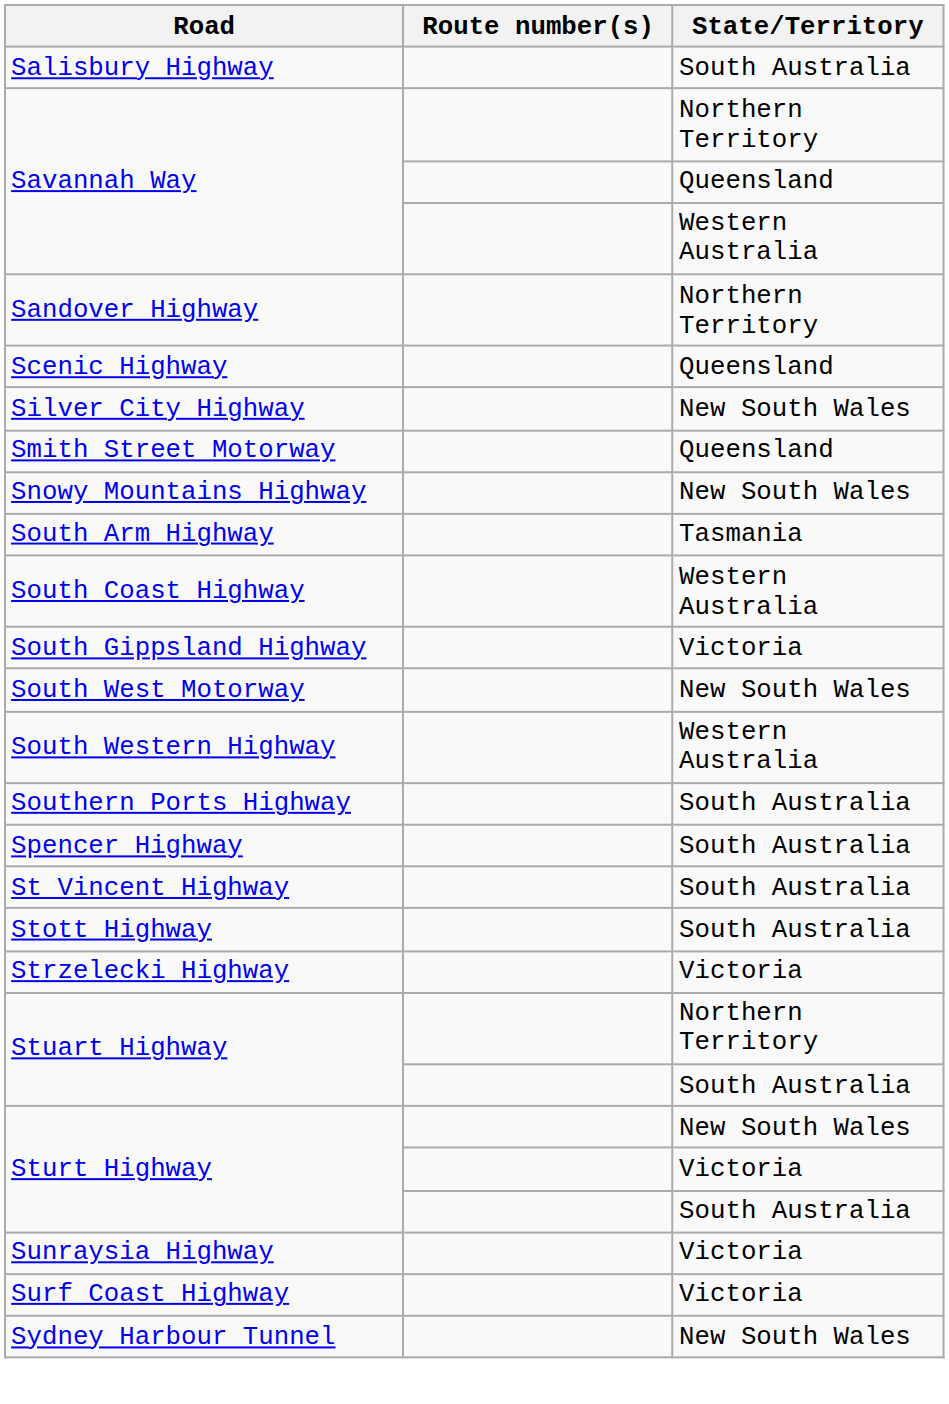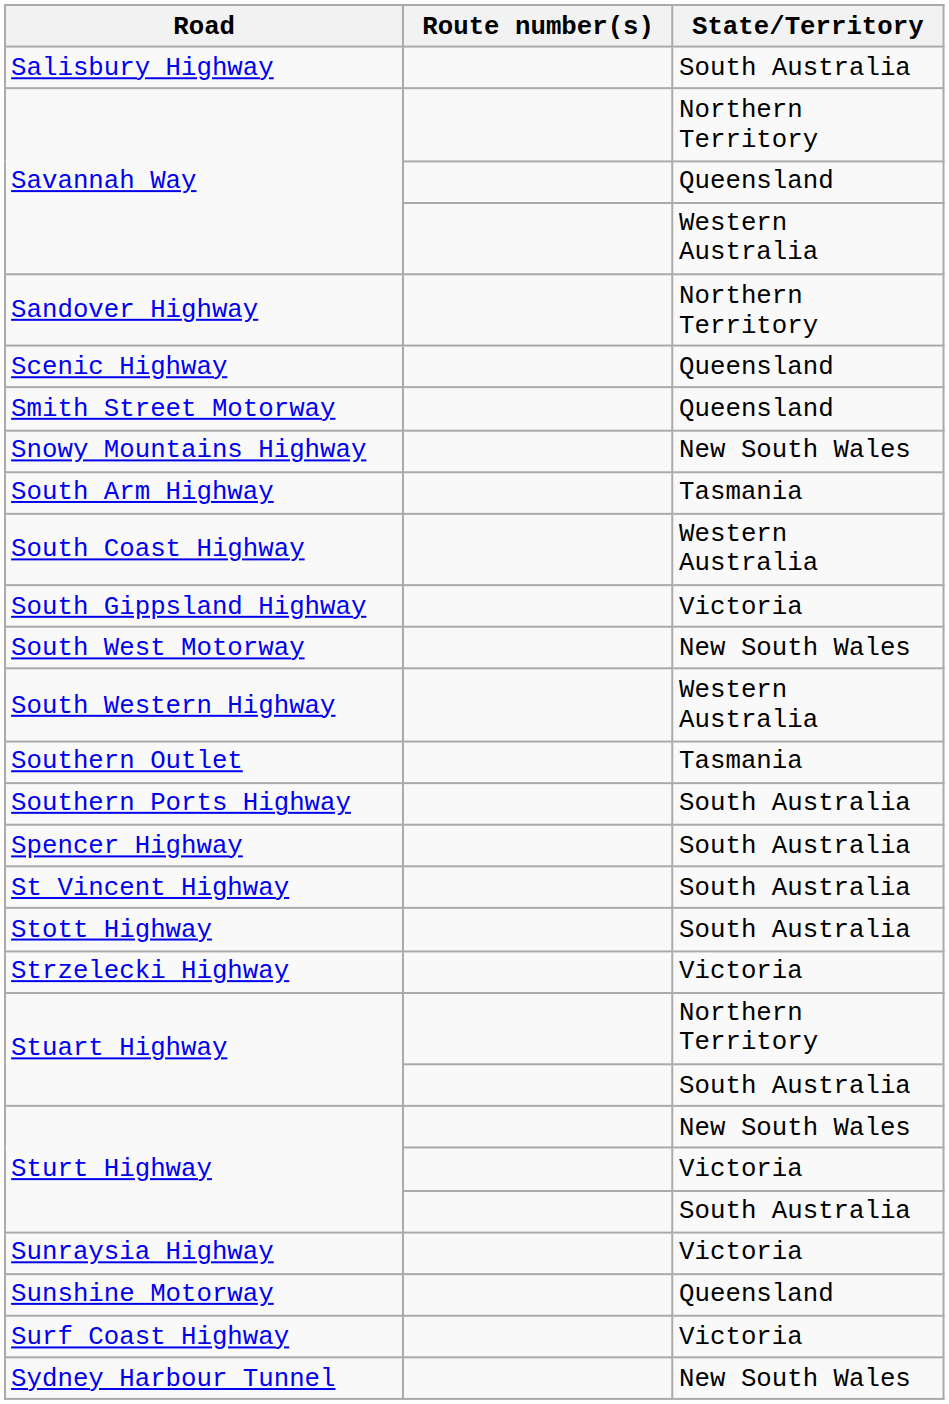- row: (158, 409)
+ row: (127, 762)
+ row: (142, 1295)
